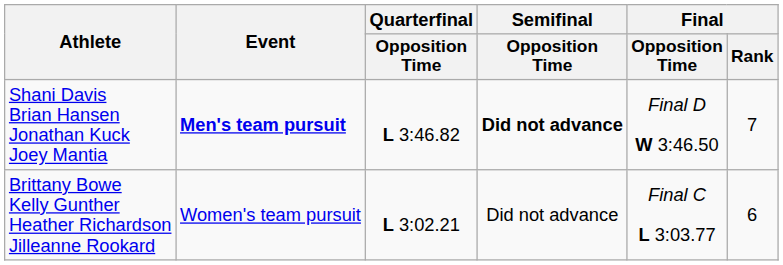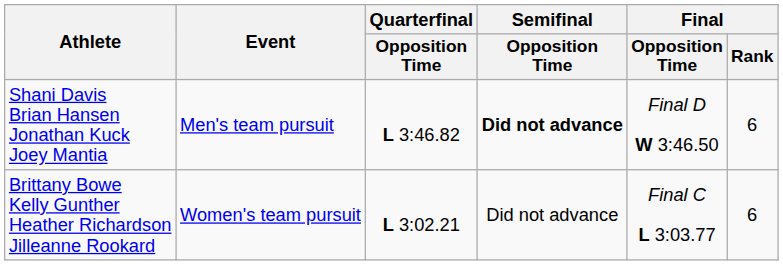(263, 125) bold -> (257, 125) normal
(752, 125) 7 -> (752, 125) 6
